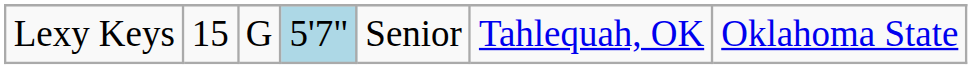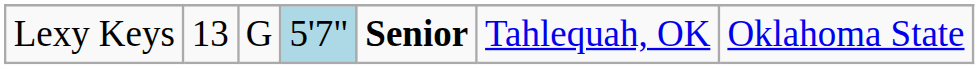(210, 33) 15 -> (210, 33) 13
(414, 33) normal -> (417, 33) bold
